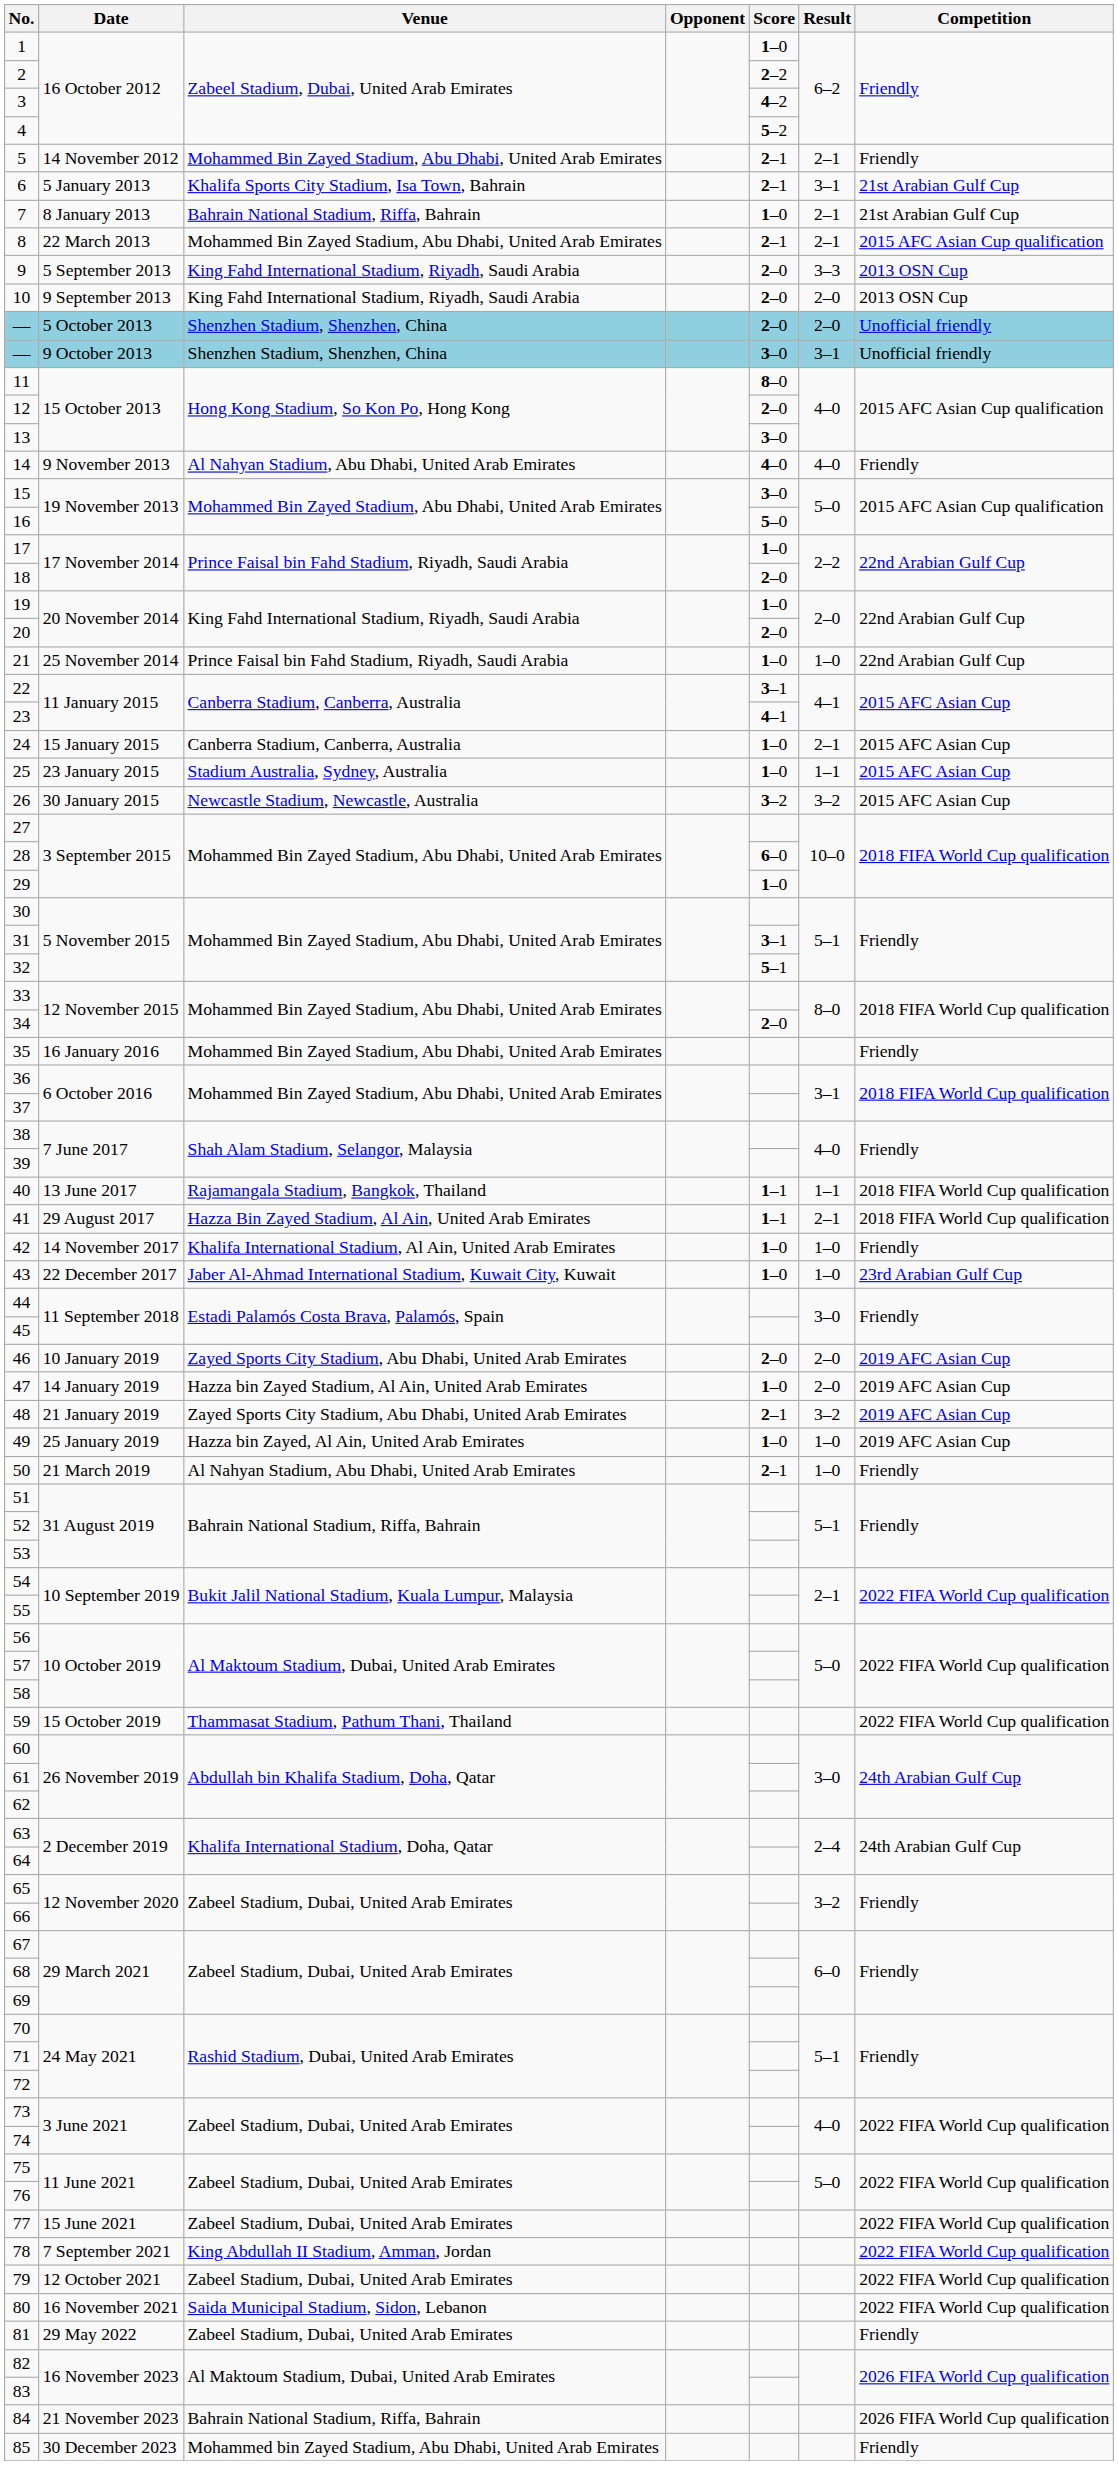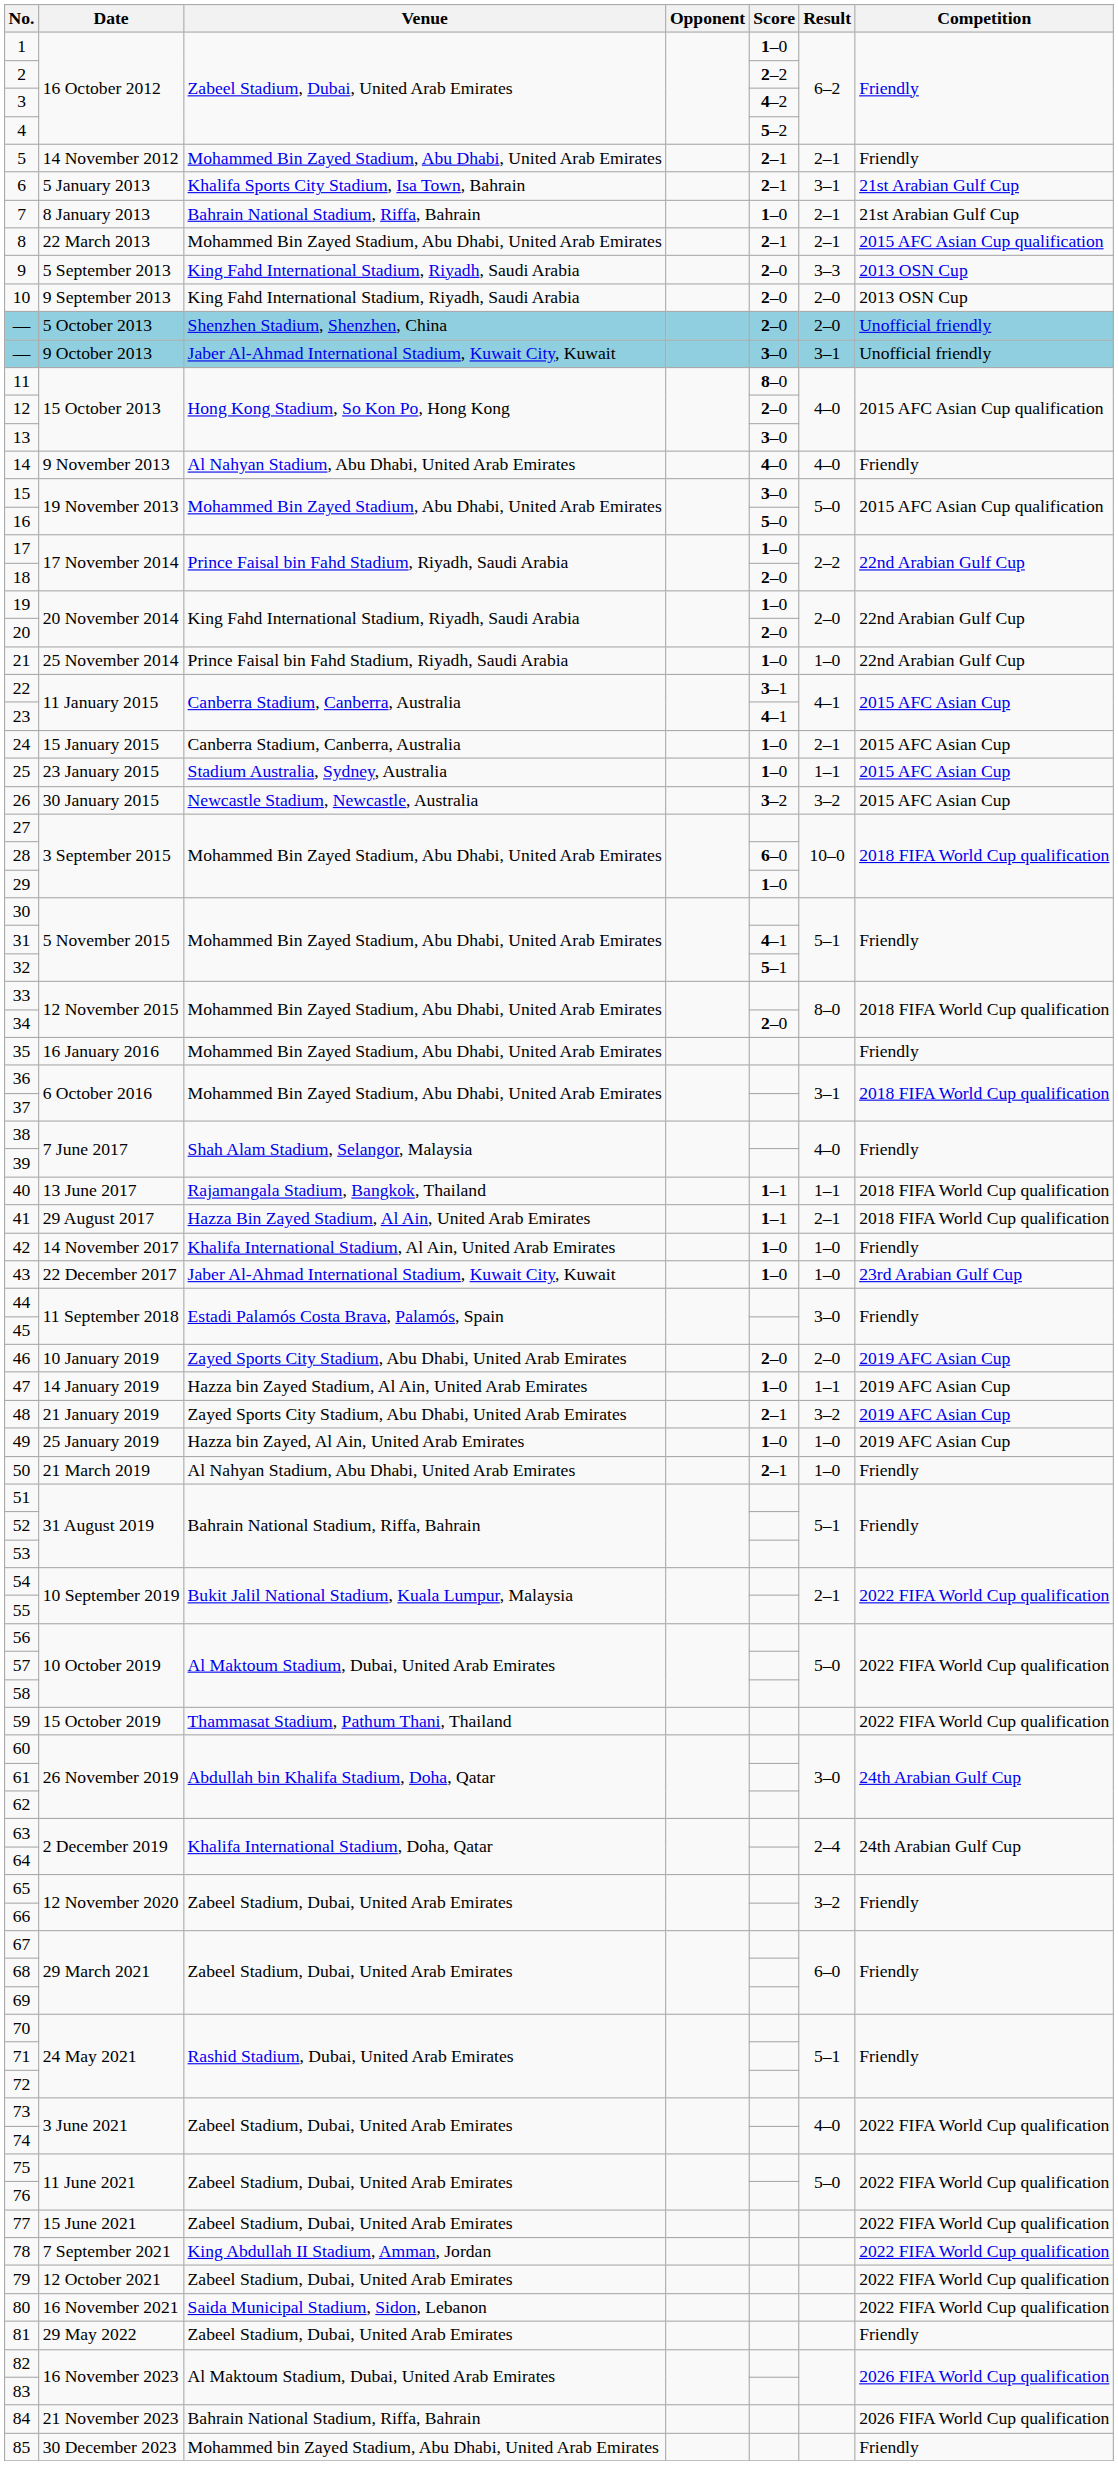(317, 353) Shenzhen Stadium, Shenzhen, China -> (402, 353) Jaber Al-Ahmad International Stadium, Kuwait City, Kuwait
(774, 939) 3–1 -> (774, 939) 4–1
(827, 1386) 2–0 -> (827, 1386) 1–1
